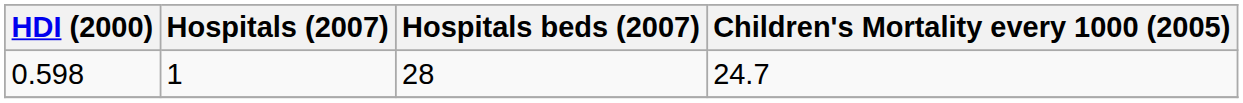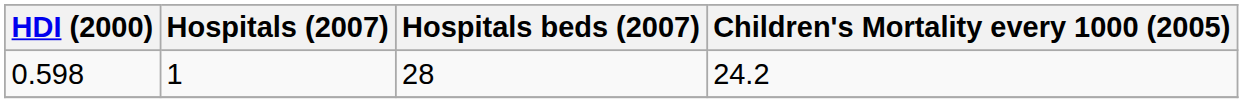(741, 73) 24.7 -> (741, 73) 24.2
